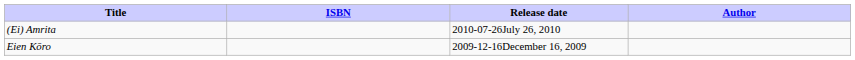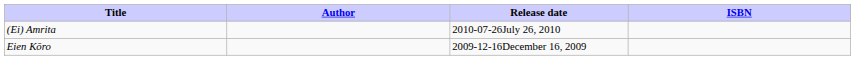columns swapped: (739, 13) <-> (338, 13)
